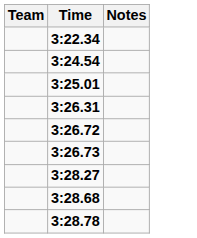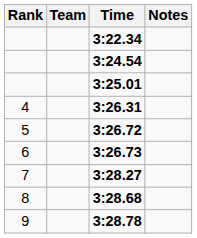+ column: (25, 15)
